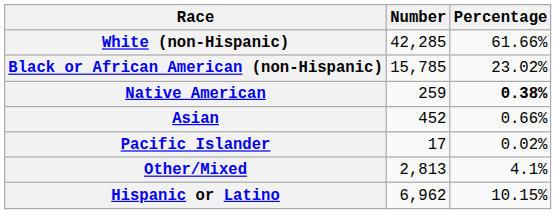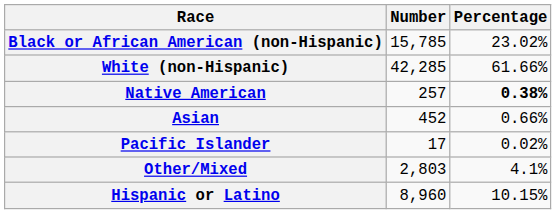rows swapped: (196, 43) <-> (196, 68)
(432, 94) 259 -> (432, 94) 257
(423, 170) 2,813 -> (423, 170) 2,803
(423, 195) 6,962 -> (423, 195) 8,960
